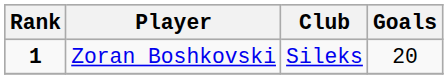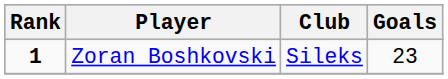(405, 57) 20 -> (405, 57) 23
